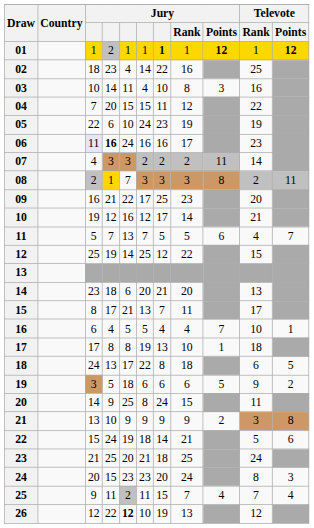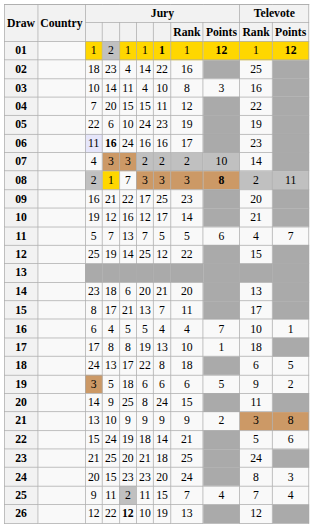(221, 161) 11 -> (221, 161) 10
(221, 180) normal -> (221, 180) bold
